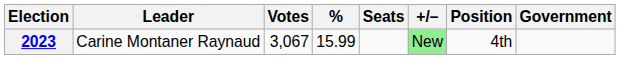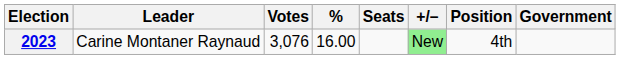(289, 41) 3,067 -> (289, 41) 3,076
(336, 41) 15.99 -> (336, 41) 16.00
